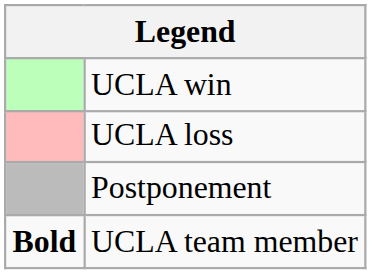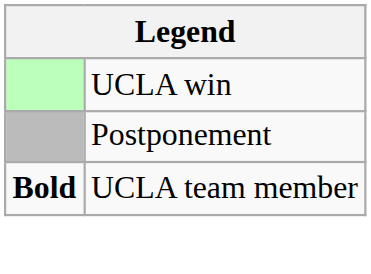- row: (162, 136)
